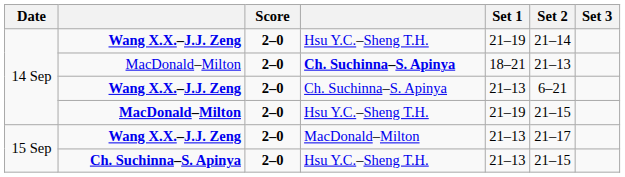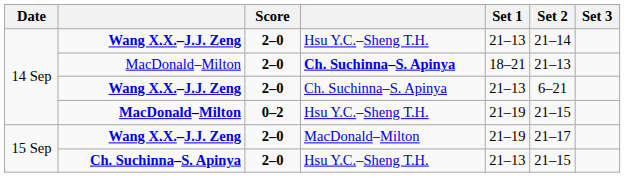(507, 40) 21–19 -> (507, 40) 21–13
(273, 112) 2–0 -> (273, 112) 0–2
(507, 136) 21–13 -> (507, 136) 21–19
